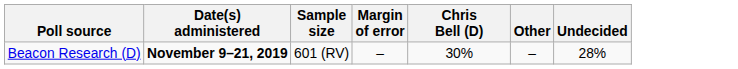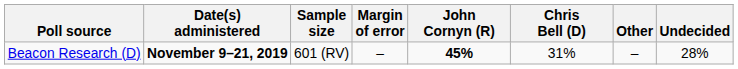+ column: (459, 23)
(459, 53) 30% -> (562, 53) 31%
